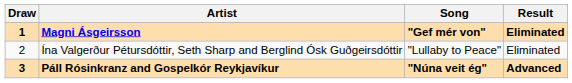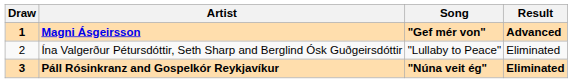(535, 31) Eliminated -> (534, 31) Advanced
(534, 68) Advanced -> (535, 68) Eliminated
